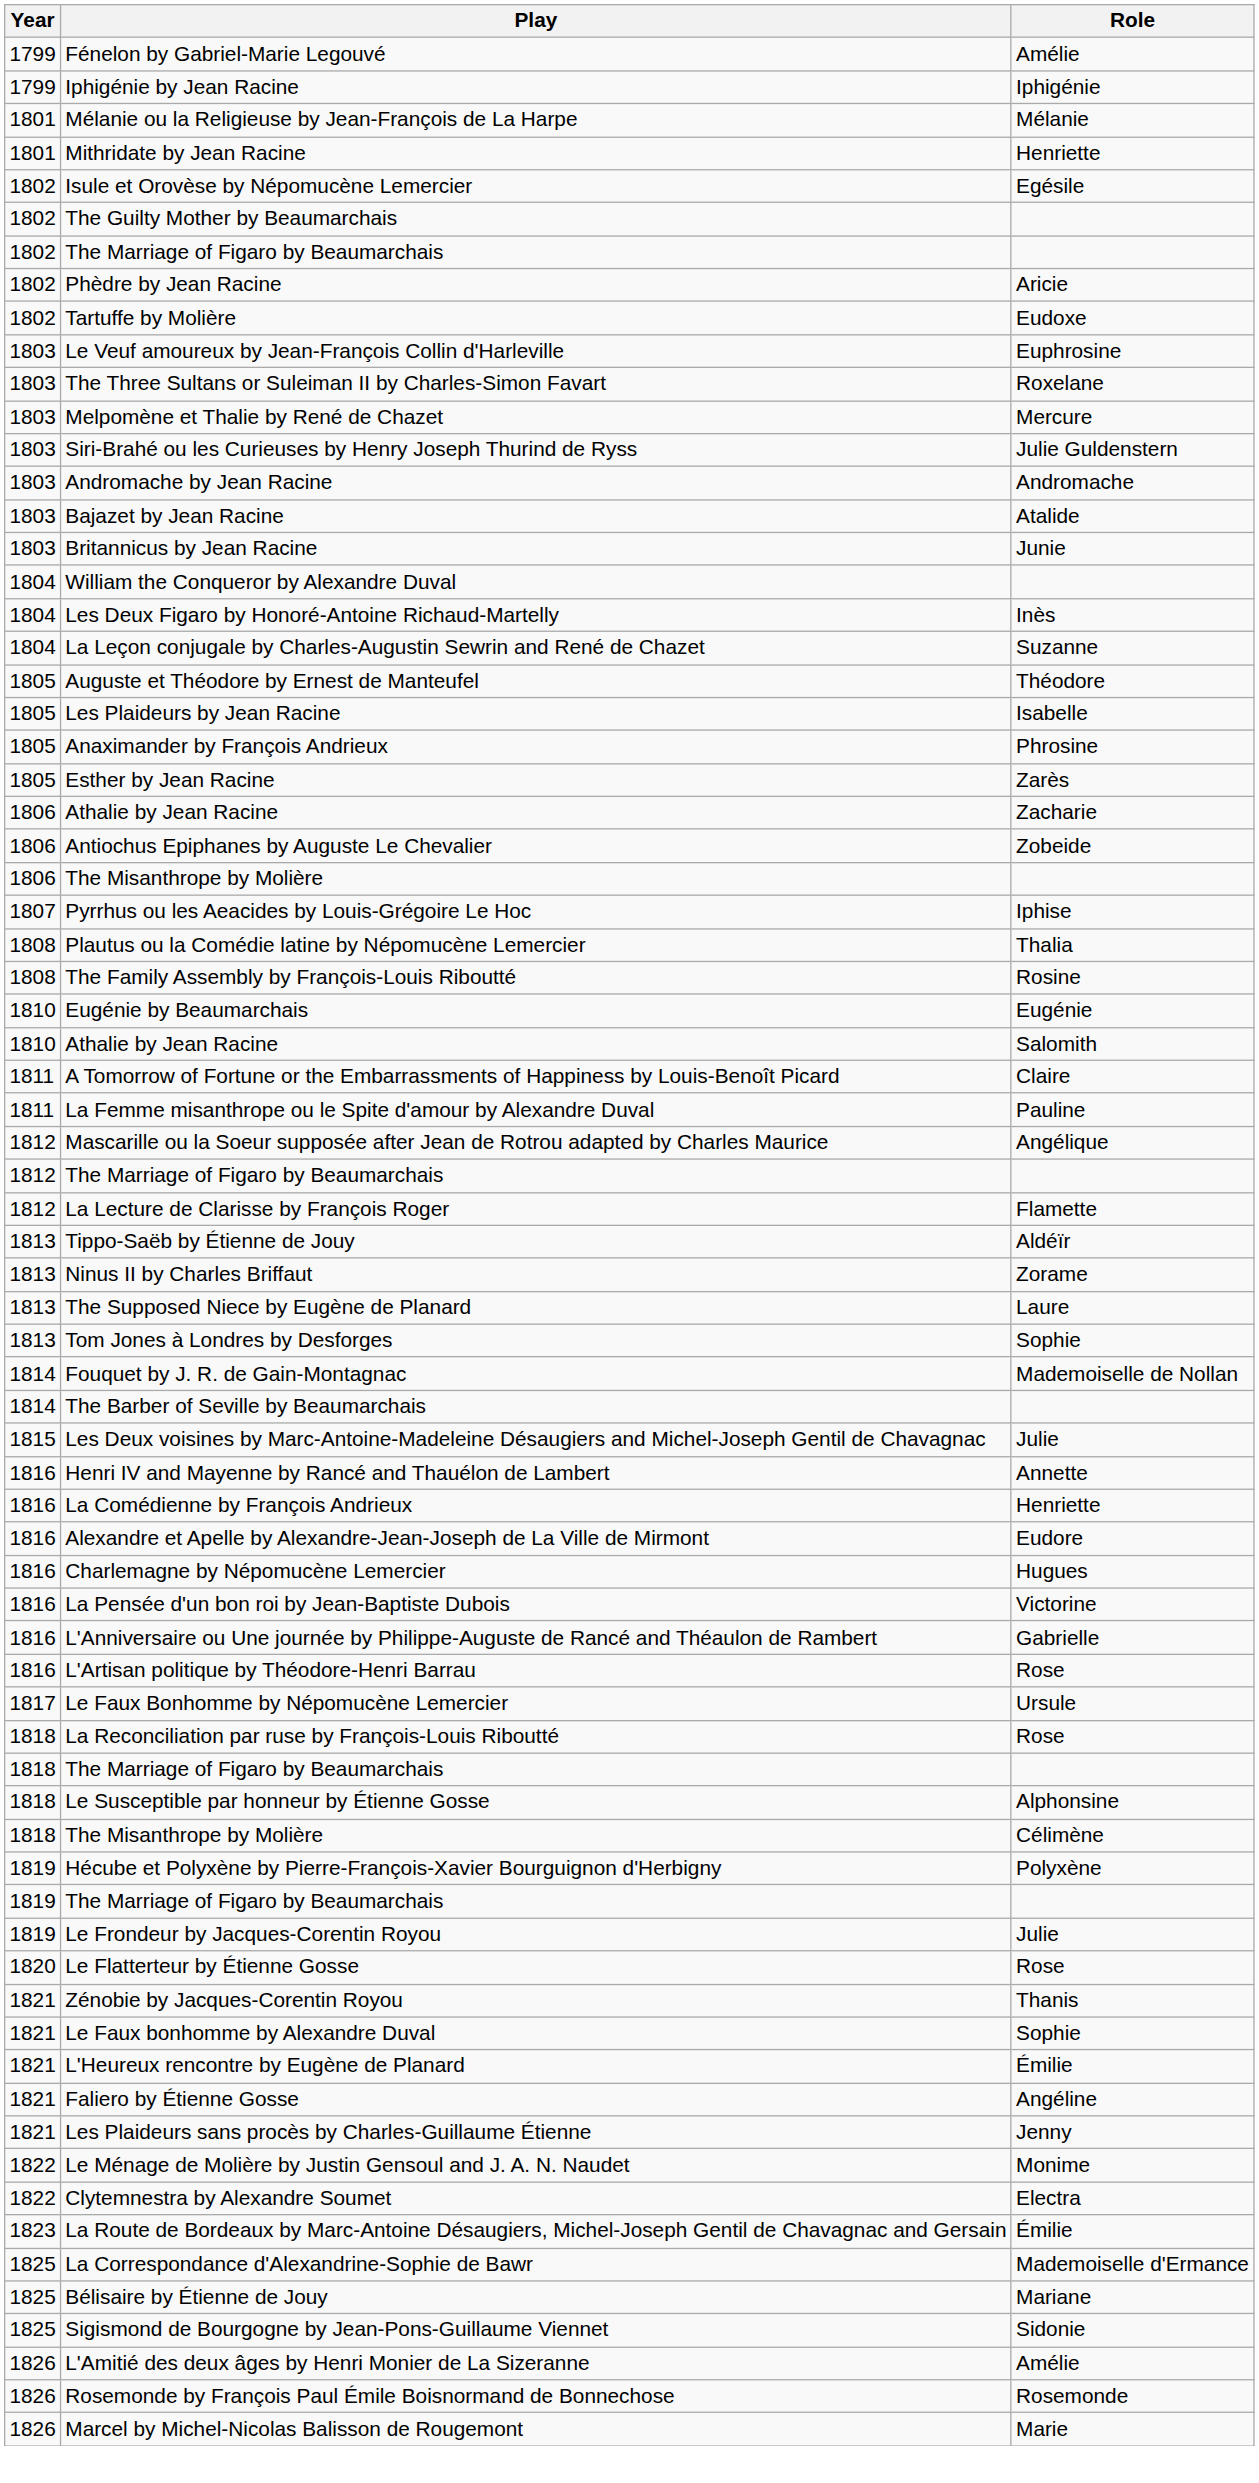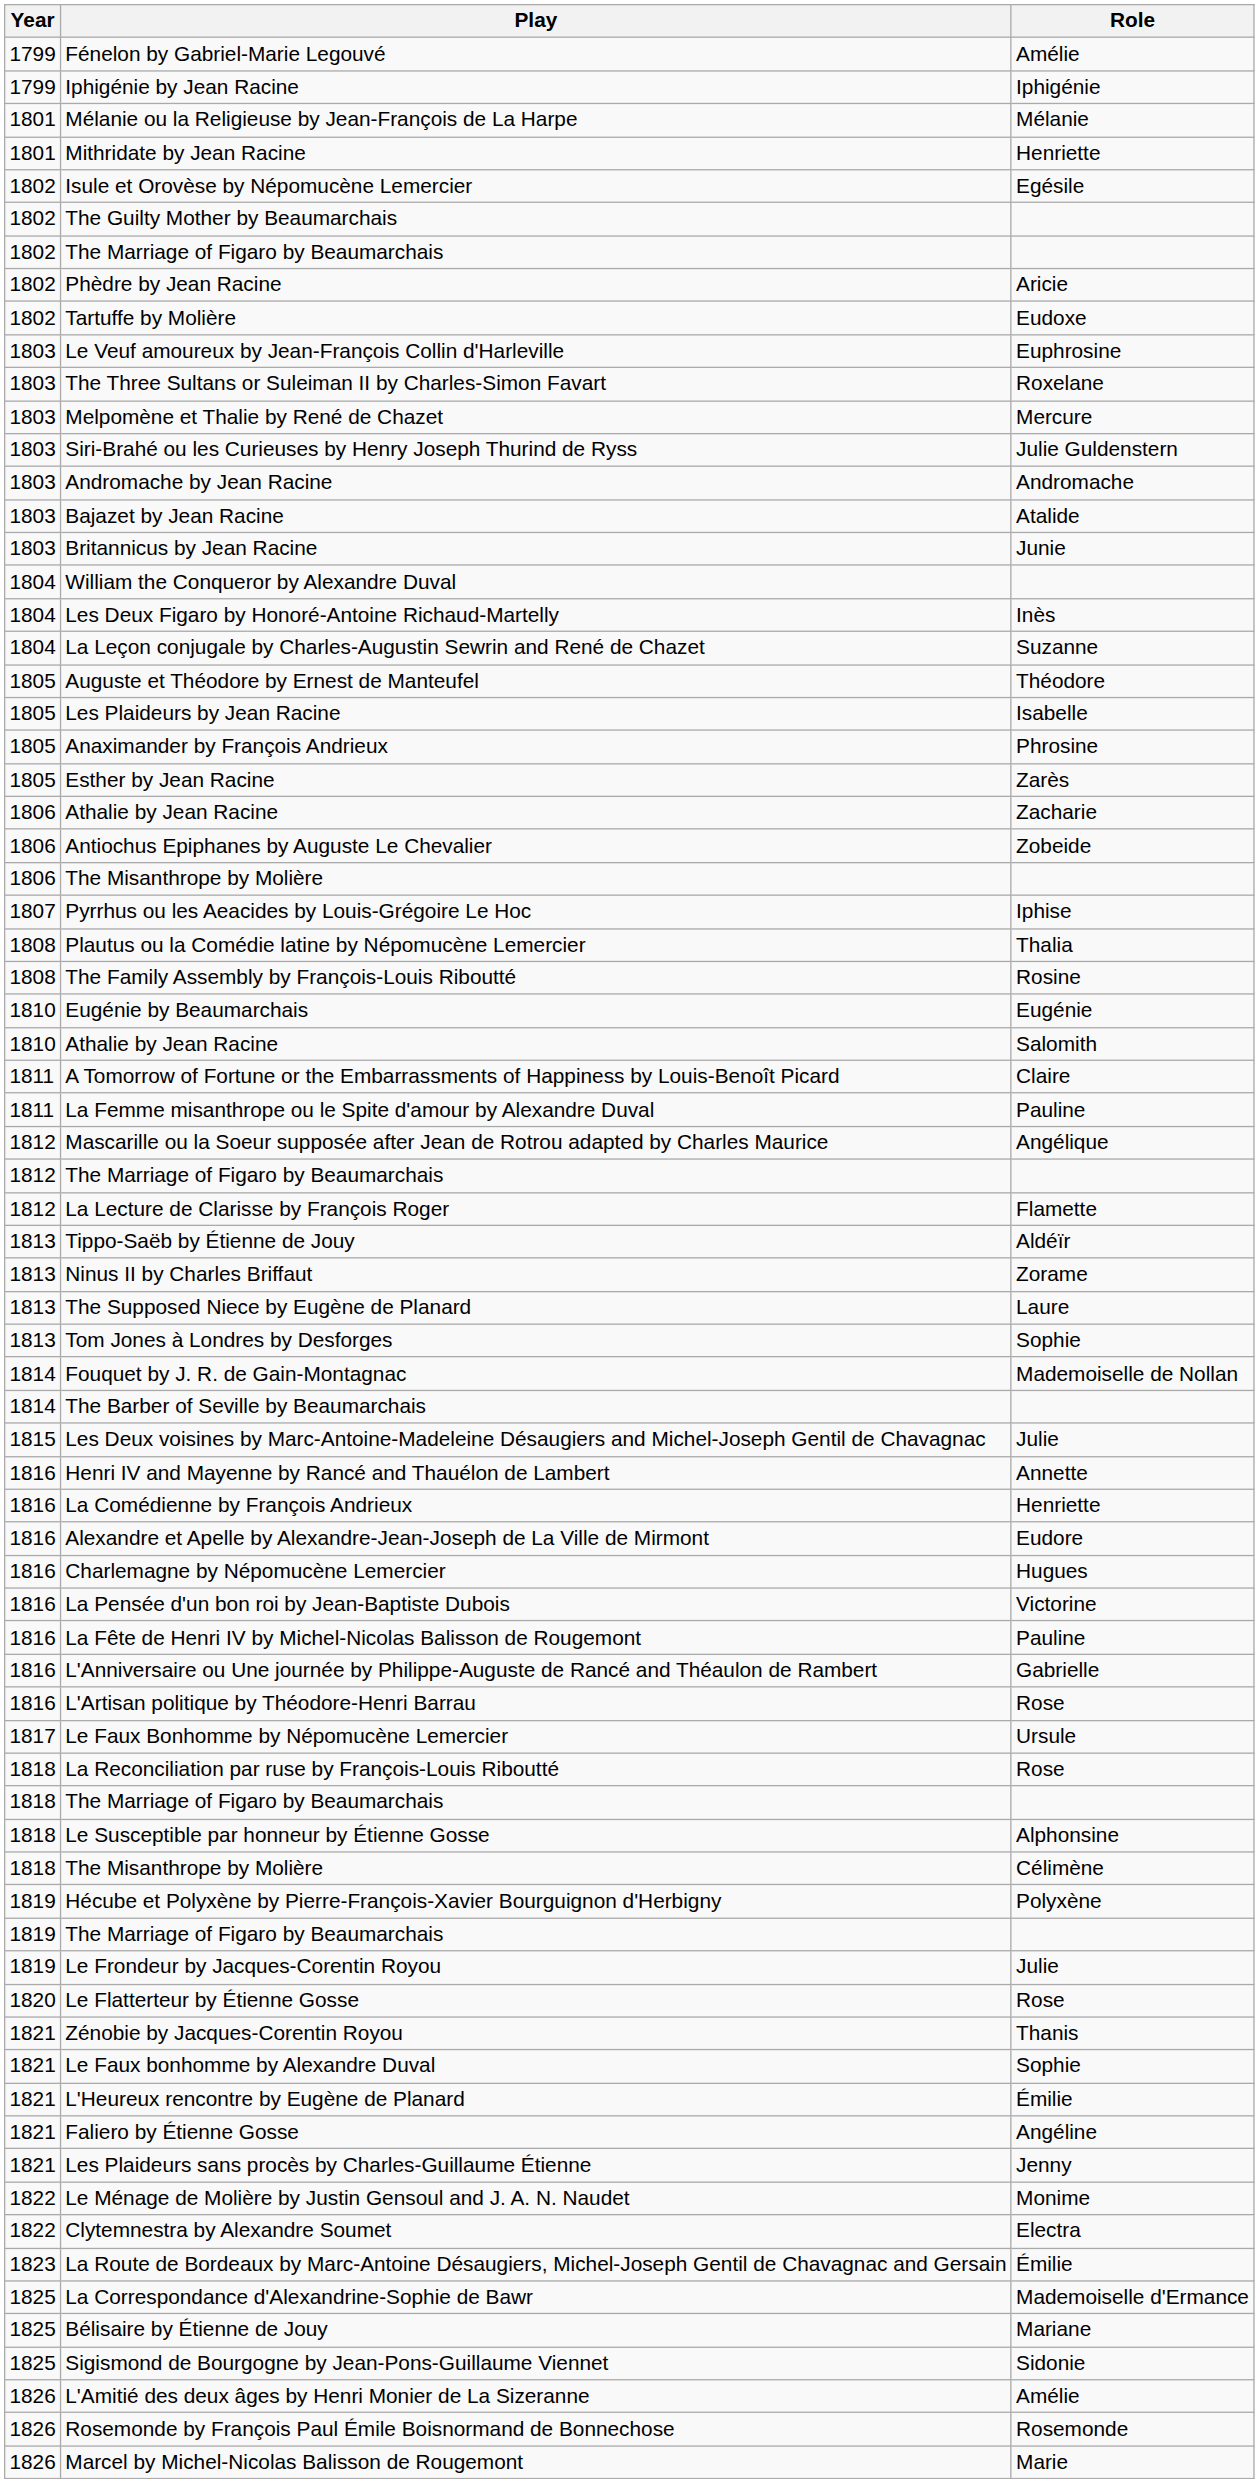+ row: (33, 1637)
